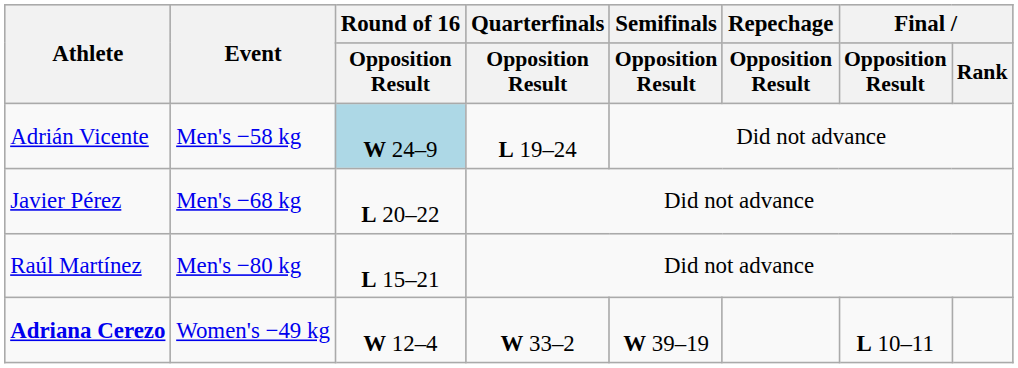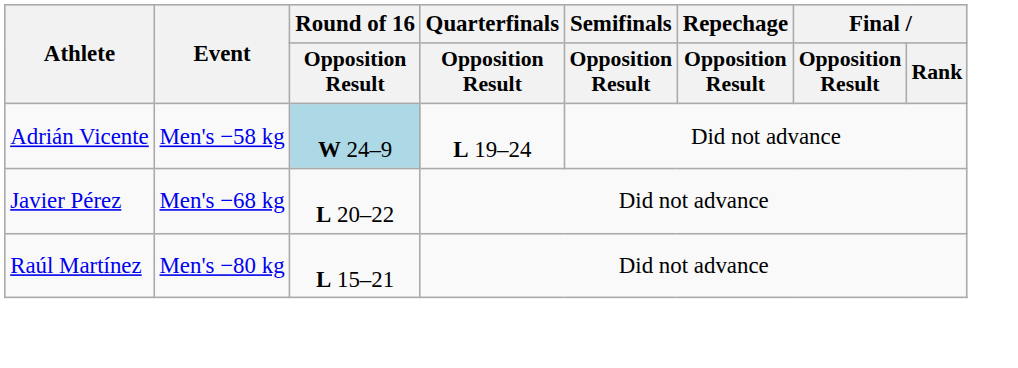- row: (88, 330)
